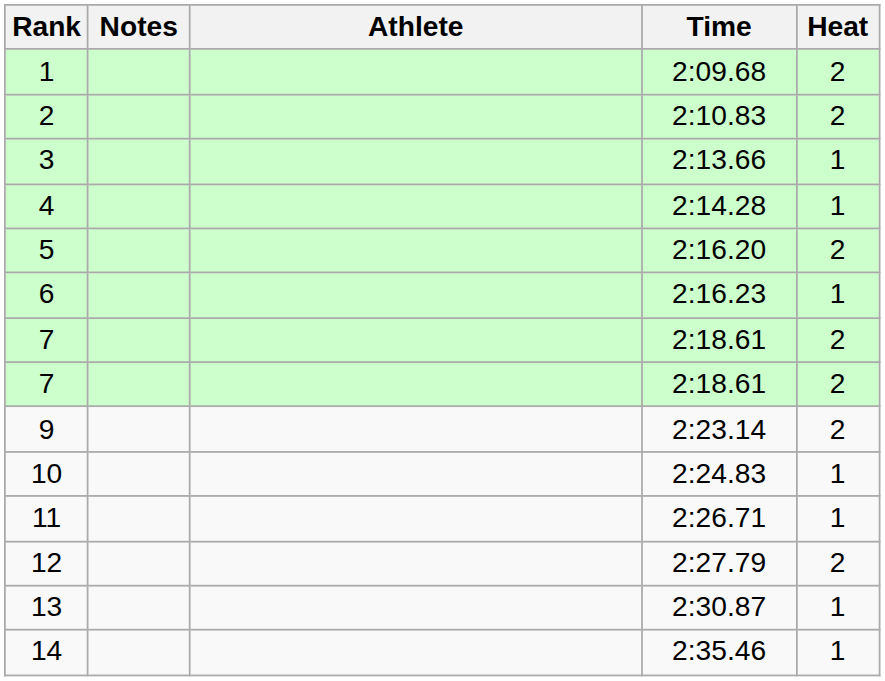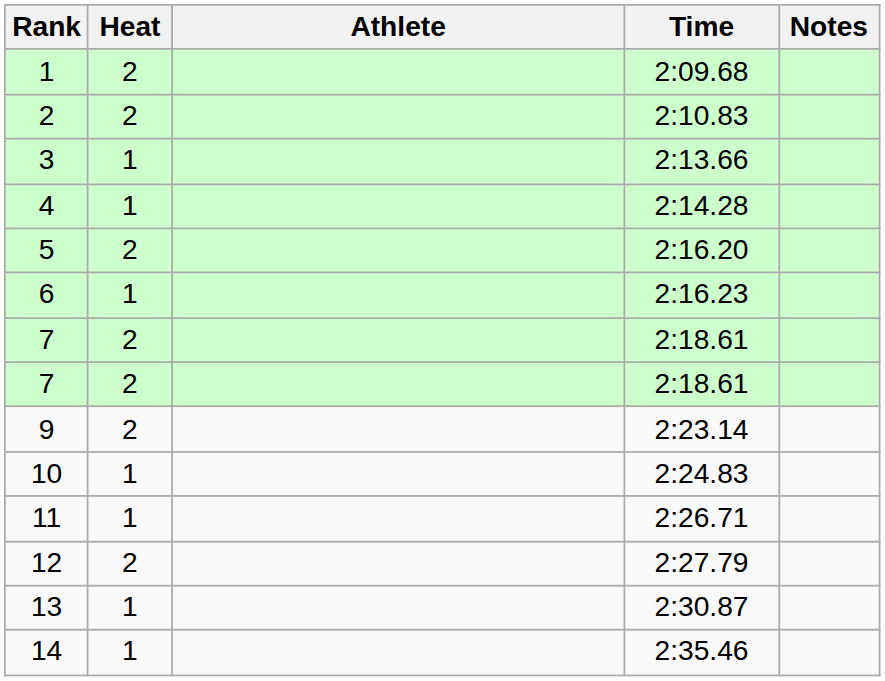columns swapped: (838, 26) <-> (139, 26)
